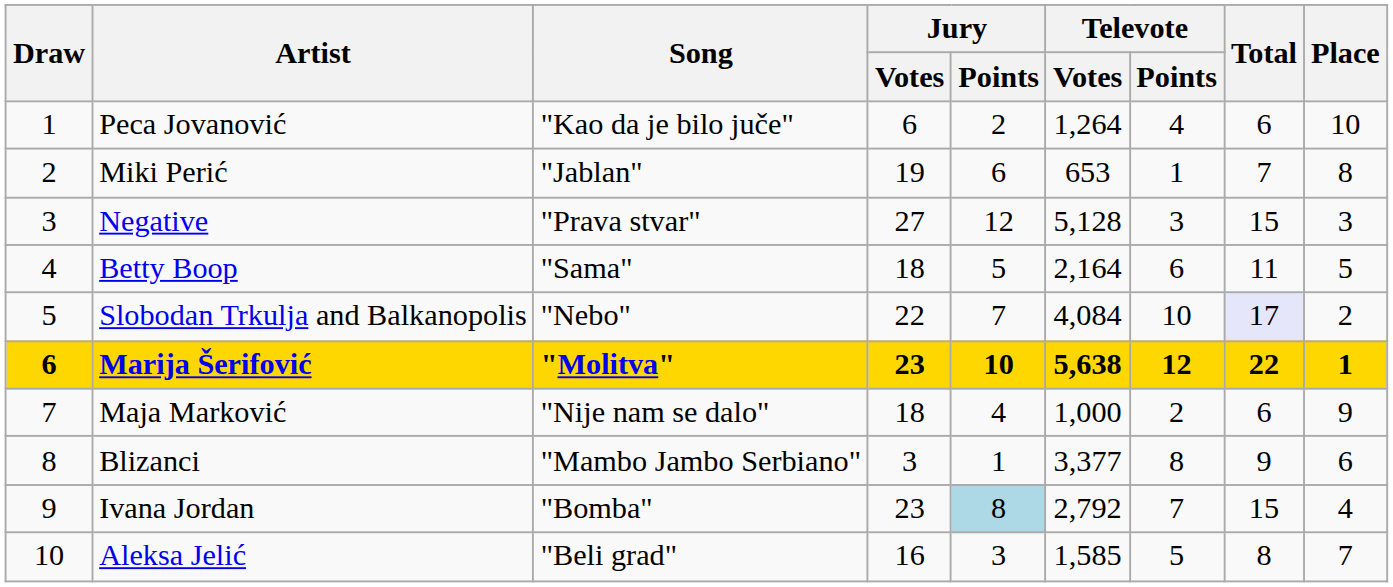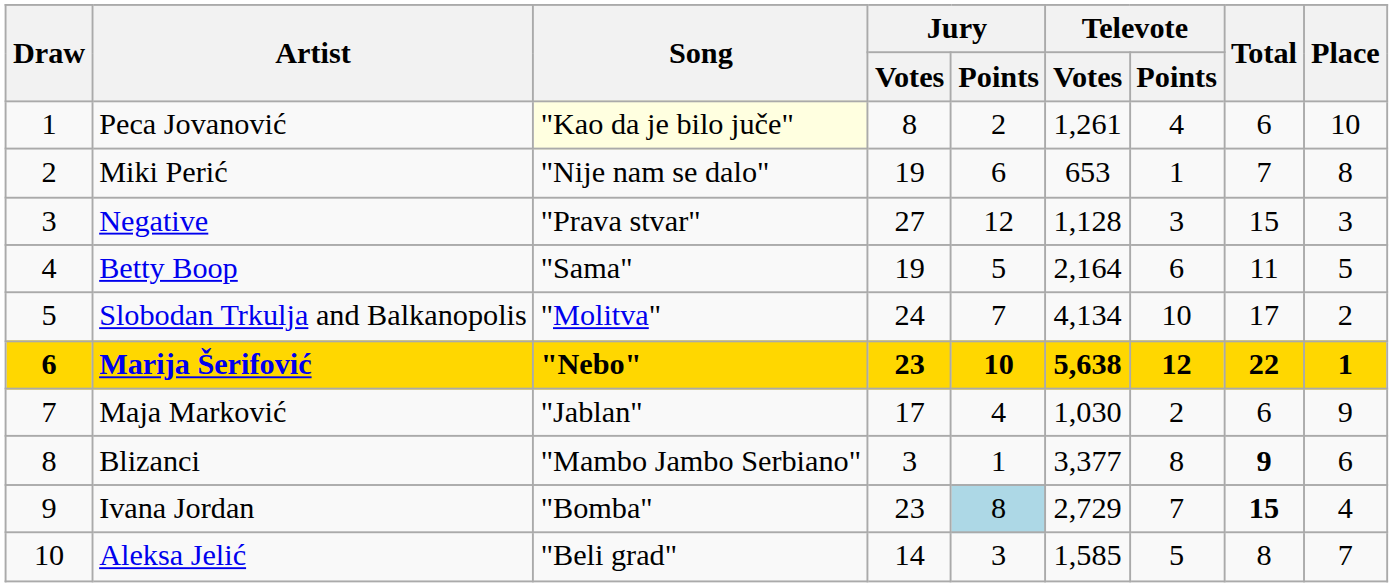(667, 124) no background -> (667, 124) lightyellow background
(910, 124) 6 -> (910, 124) 8
(1088, 124) 1,264 -> (1088, 124) 1,261
(592, 172) "Jablan" -> (655, 172) "Nije nam se dalo"
(1088, 220) 5,128 -> (1088, 220) 1,128
(910, 268) 18 -> (910, 268) 19
(586, 316) "Nebo" -> (601, 316) "Molitva"
(910, 316) 22 -> (910, 316) 24
(1088, 316) 4,084 -> (1088, 316) 4,134
(1264, 316) lavender background -> (1264, 316) no background
(608, 364) "Molitva" -> (591, 364) "Nebo"
(655, 412) "Nije nam se dalo" -> (592, 412) "Jablan"
(910, 412) 18 -> (910, 412) 17
(1088, 412) 1,000 -> (1088, 412) 1,030
(1264, 460) normal -> (1264, 460) bold
(1088, 508) 2,792 -> (1088, 508) 2,729
(1264, 508) normal -> (1264, 508) bold
(910, 556) 16 -> (910, 556) 14
